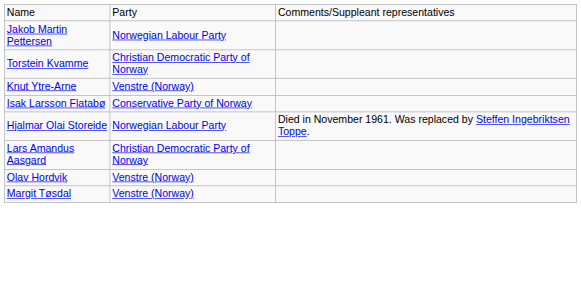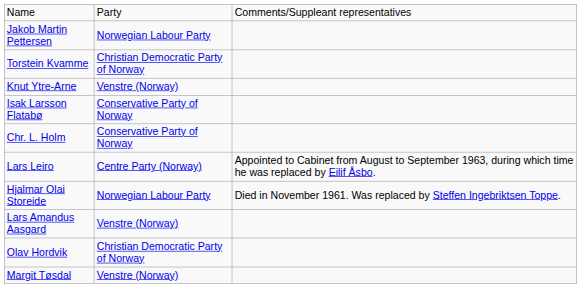+ row: (36, 138)
+ row: (30, 166)
(181, 154) Christian Democratic Party of Norway -> (138, 224) Venstre (Norway)
(153, 177) Venstre (Norway) -> (160, 252) Christian Democratic Party of Norway
